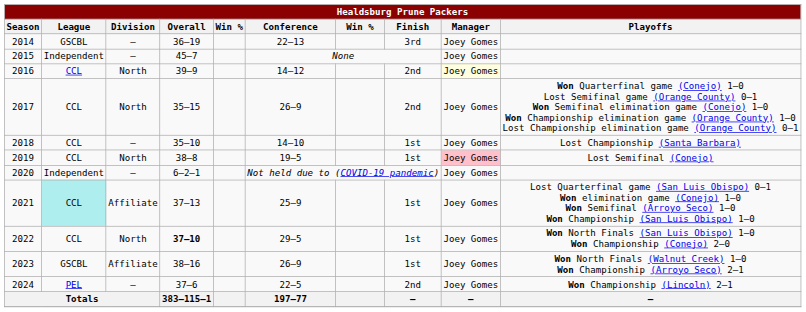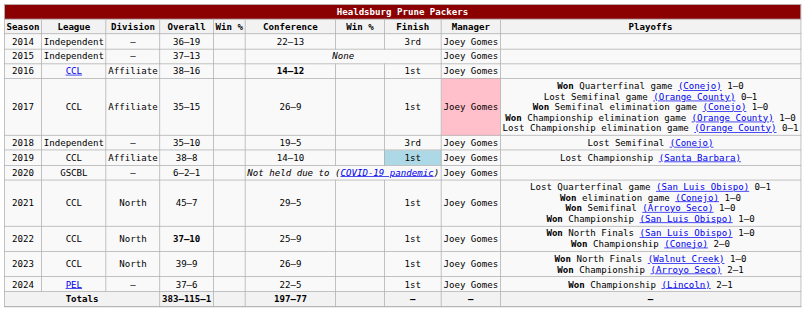(74, 41) GSCBL -> (74, 41) Independent
(187, 56) 45–7 -> (187, 56) 37–13
(133, 71) North -> (133, 71) Affiliate
(187, 71) 39–9 -> (187, 71) 38–16
(290, 71) normal -> (290, 71) bold
(413, 71) 2nd -> (413, 71) 1st
(471, 71) lightyellow background -> (471, 71) no background
(133, 107) North -> (133, 107) Affiliate
(413, 107) 2nd -> (413, 107) 1st
(471, 107) no background -> (471, 107) pink background
(74, 143) CCL -> (74, 143) Independent
(290, 143) 14–10 -> (290, 143) 19–5
(413, 143) 1st -> (413, 143) 3rd
(650, 143) Lost Championship (Santa Barbara) -> (651, 143) Lost Semifinal (Conejo)
(133, 158) North -> (133, 158) Affiliate
(290, 158) 19–5 -> (290, 158) 14–10
(413, 158) no background -> (413, 158) lightblue background
(471, 158) pink background -> (471, 158) no background
(651, 158) Lost Semifinal (Conejo) -> (650, 158) Lost Championship (Santa Barbara)
(74, 172) Independent -> (74, 172) GSCBL
(74, 203) paleturquoise background -> (74, 203) no background
(133, 203) Affiliate -> (133, 203) North
(187, 203) 37–13 -> (187, 203) 45–7
(290, 203) 25–9 -> (290, 203) 29–5
(290, 239) 29–5 -> (290, 239) 25–9
(74, 264) GSCBL -> (74, 264) CCL
(133, 264) Affiliate -> (133, 264) North
(187, 264) 38–16 -> (187, 264) 39–9
(413, 284) 2nd -> (413, 284) 1st
